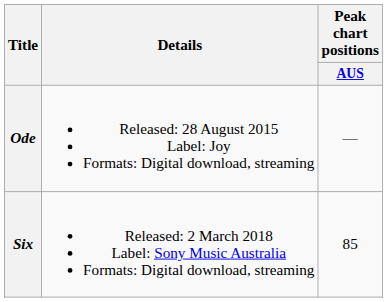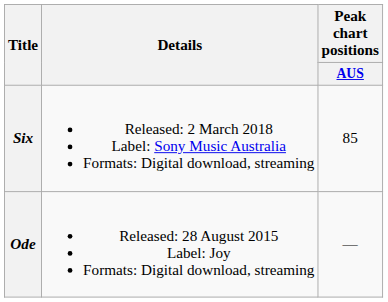rows swapped: (23, 138) <-> (23, 244)
